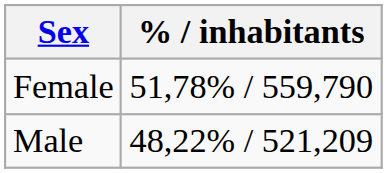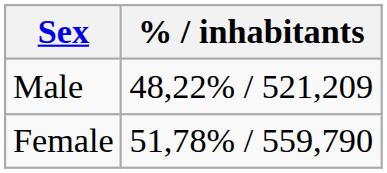rows swapped: (48, 140) <-> (63, 85)
